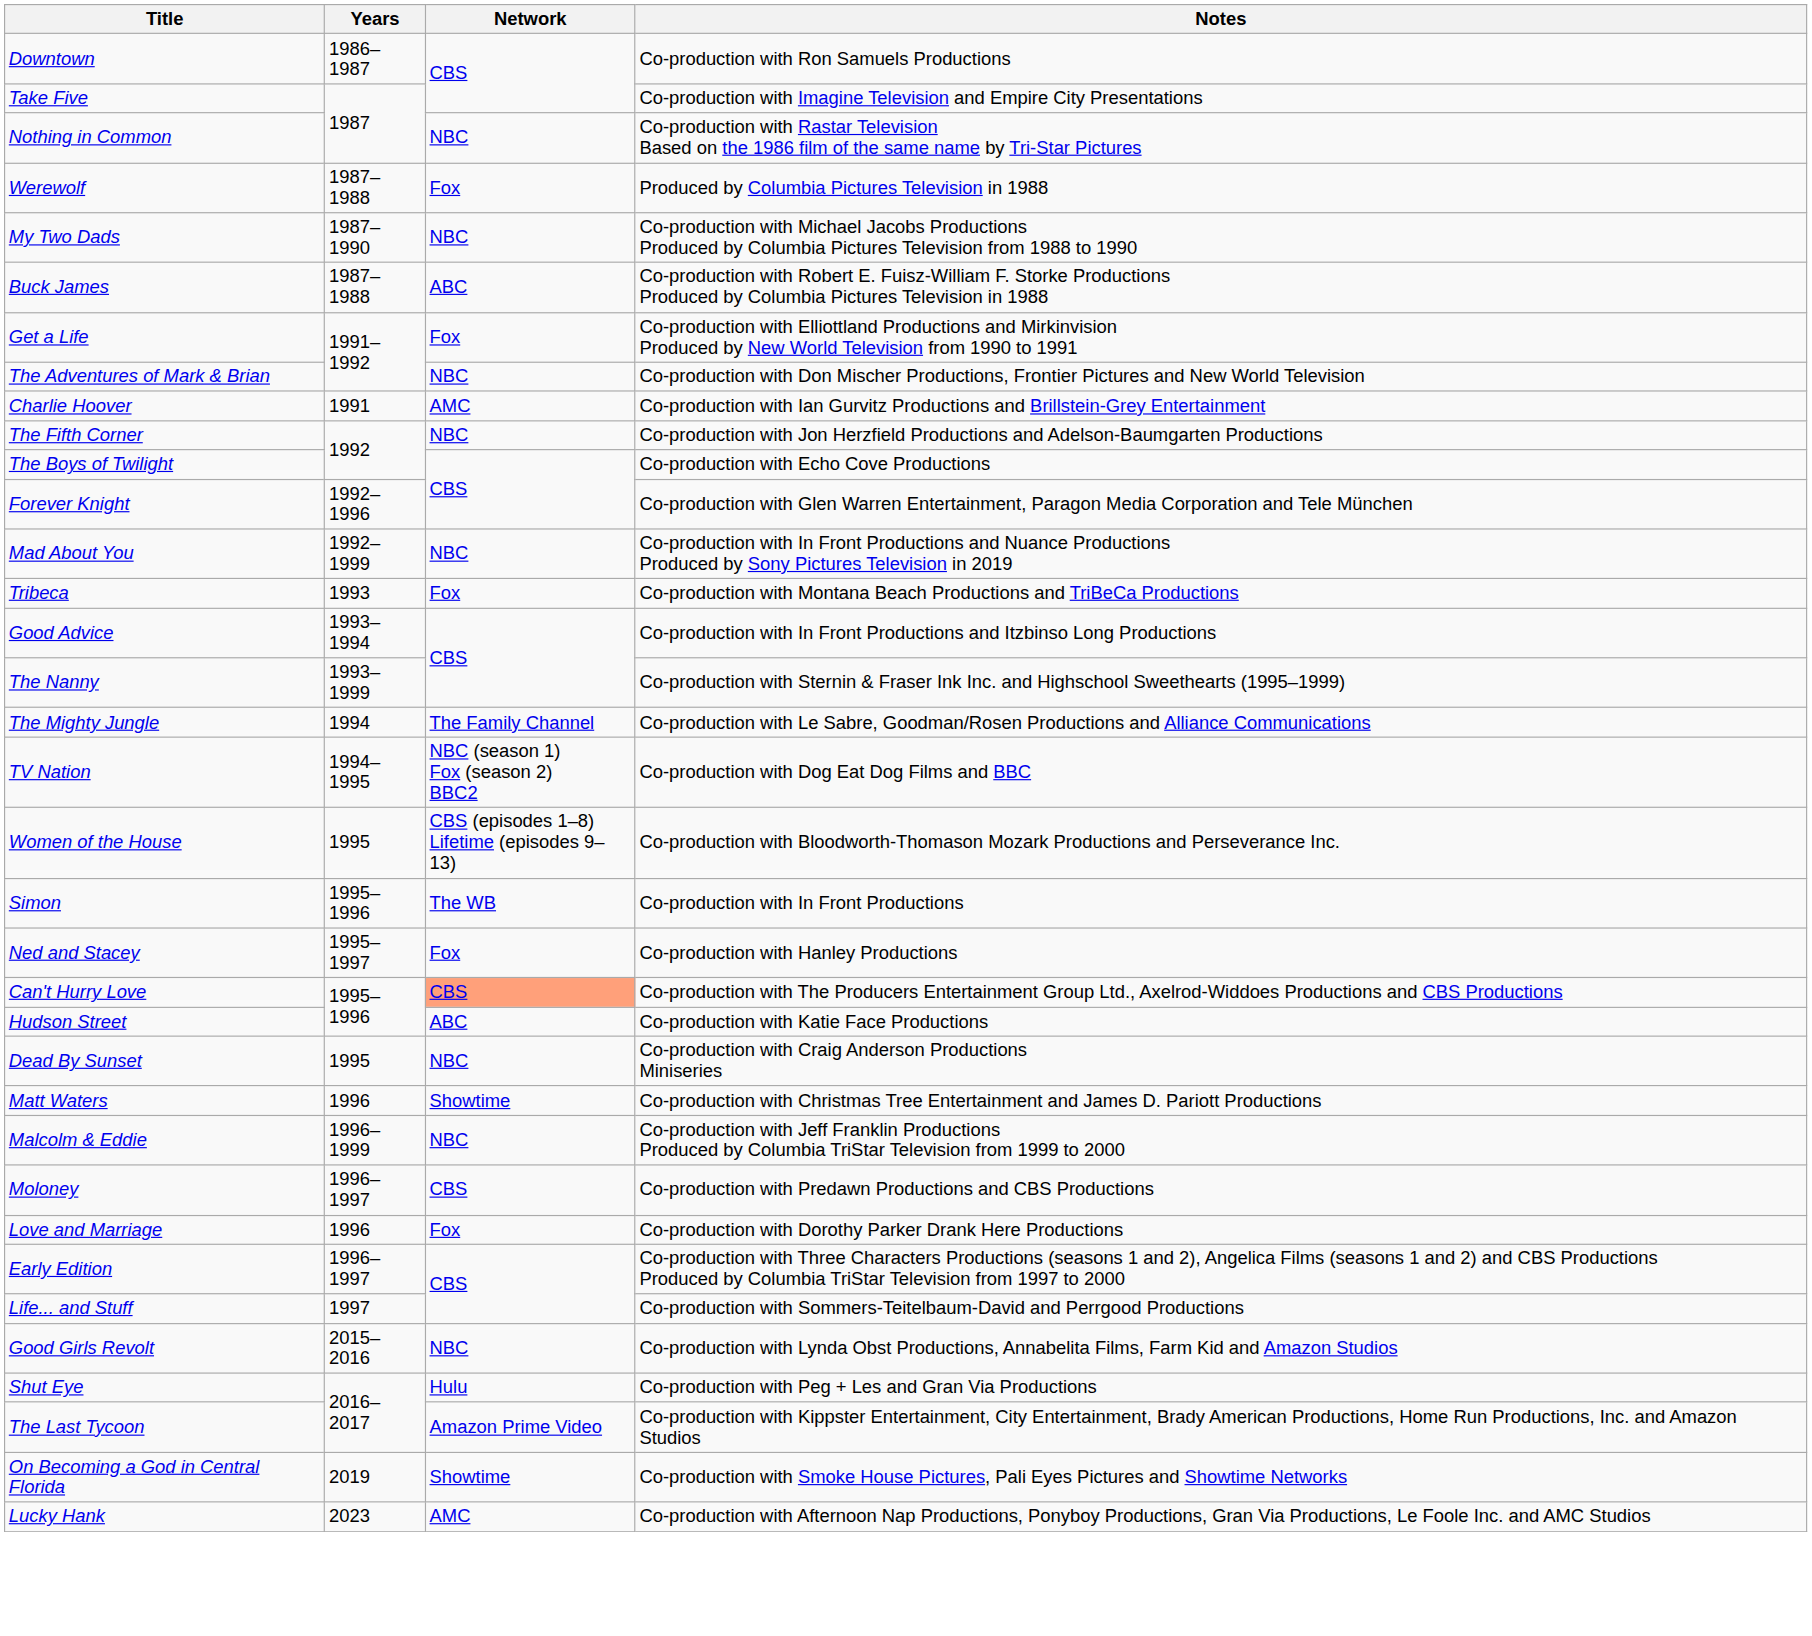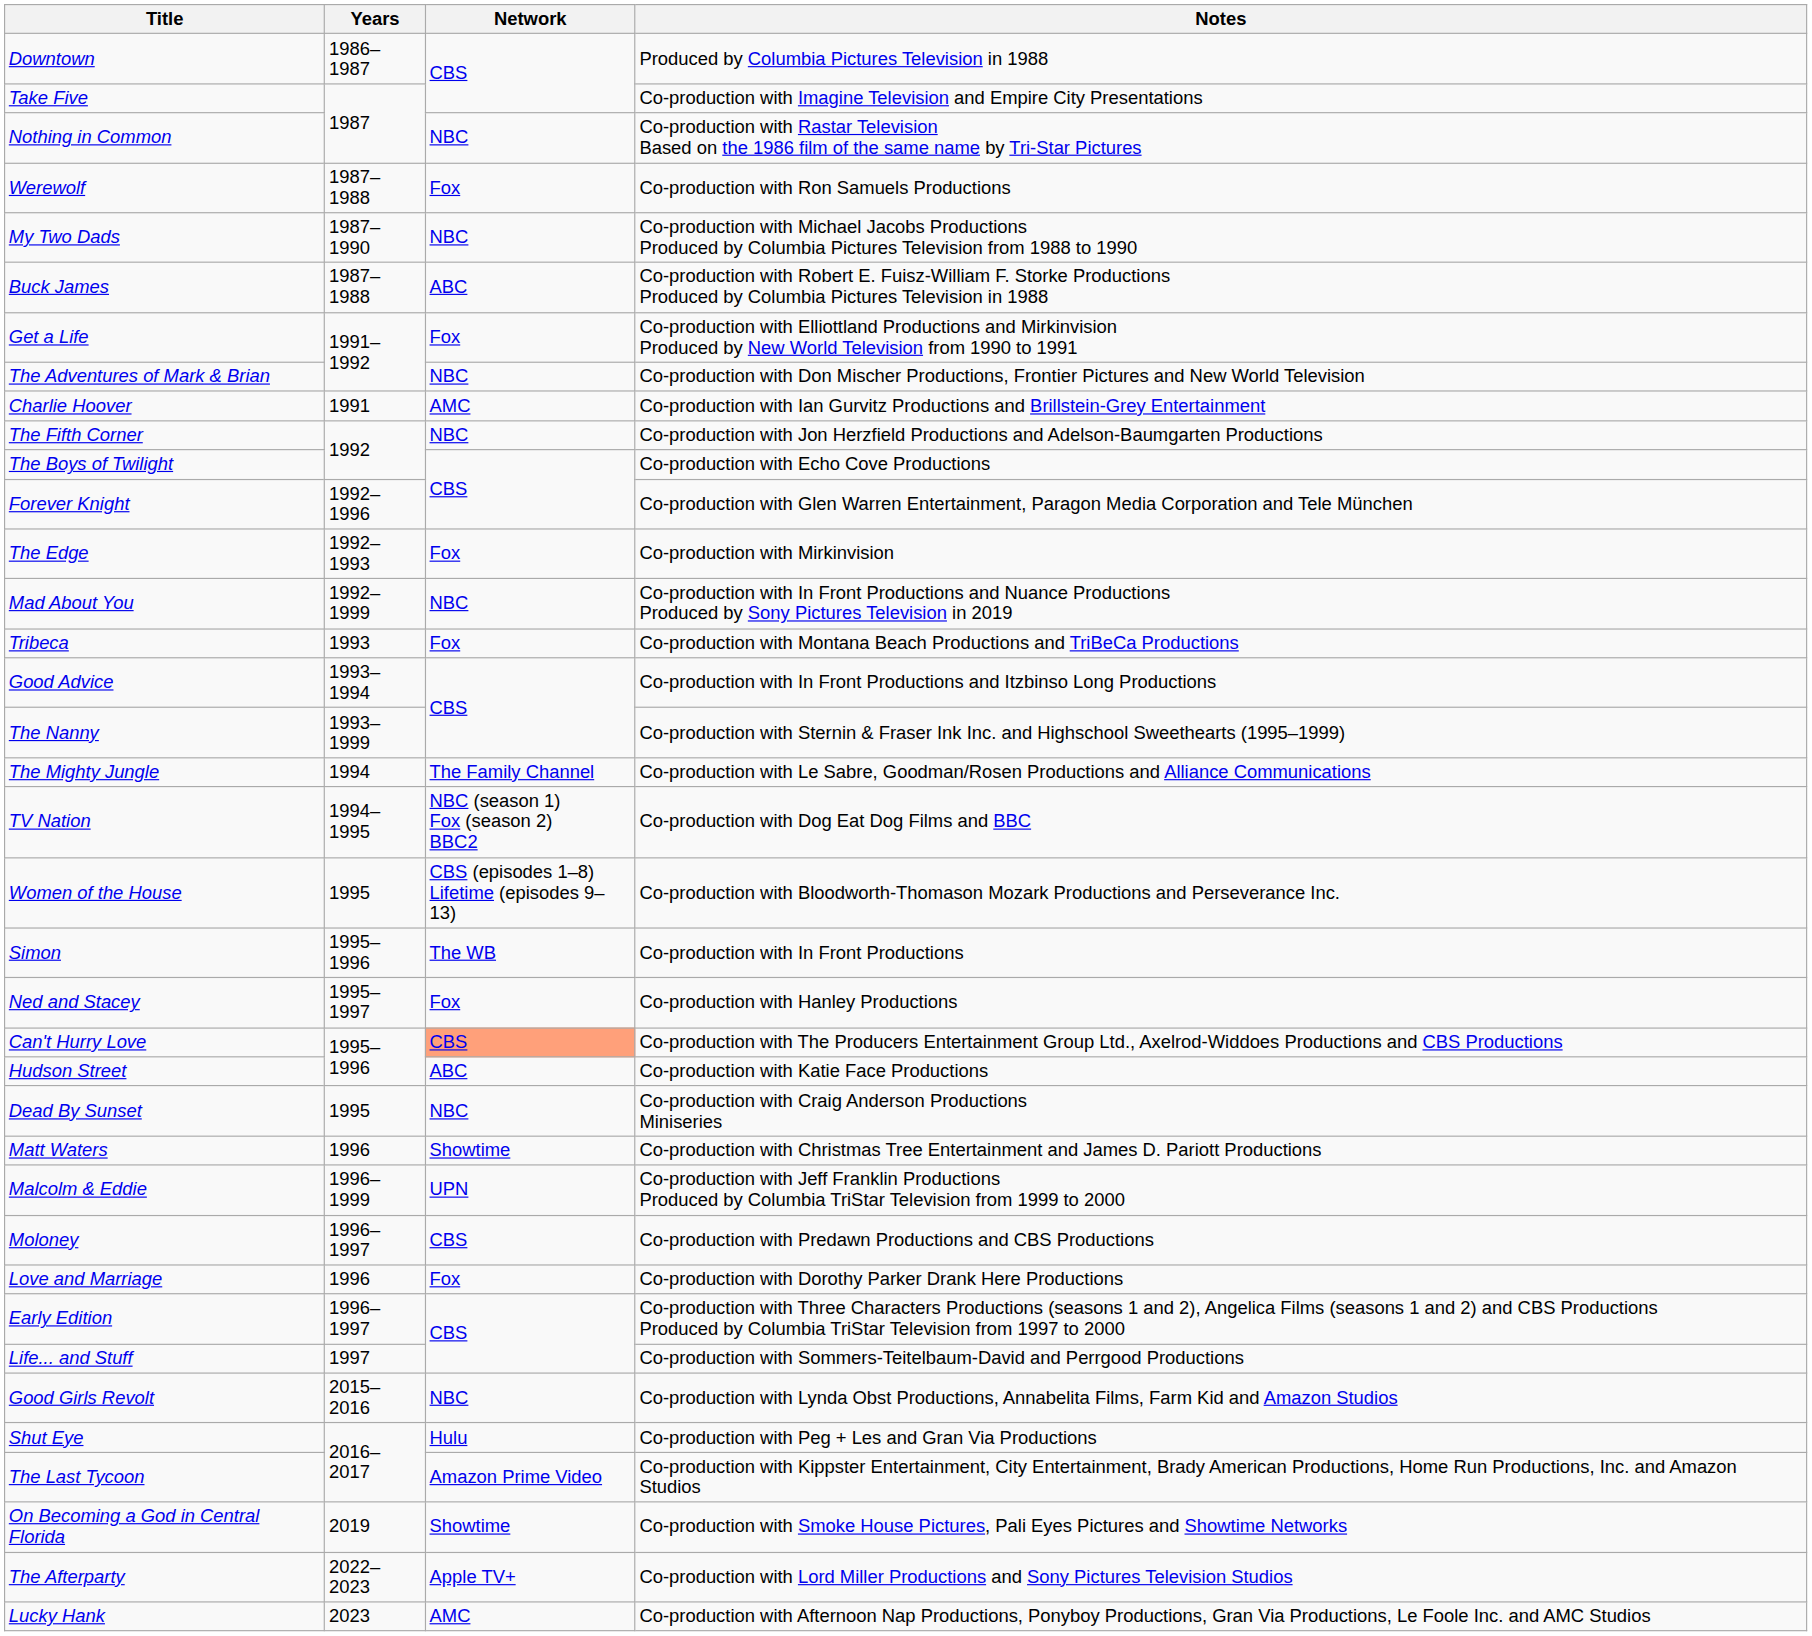(825, 58) Co-production with Ron Samuels Productions -> (844, 58) Produced by Columbia Pictures Television in 1988
(844, 187) Produced by Columbia Pictures Television in 1988 -> (825, 187) Co-production with Ron Samuels Productions
+ row: (49, 553)
(449, 1140) NBC -> (449, 1189) UPN
+ row: (67, 1576)
